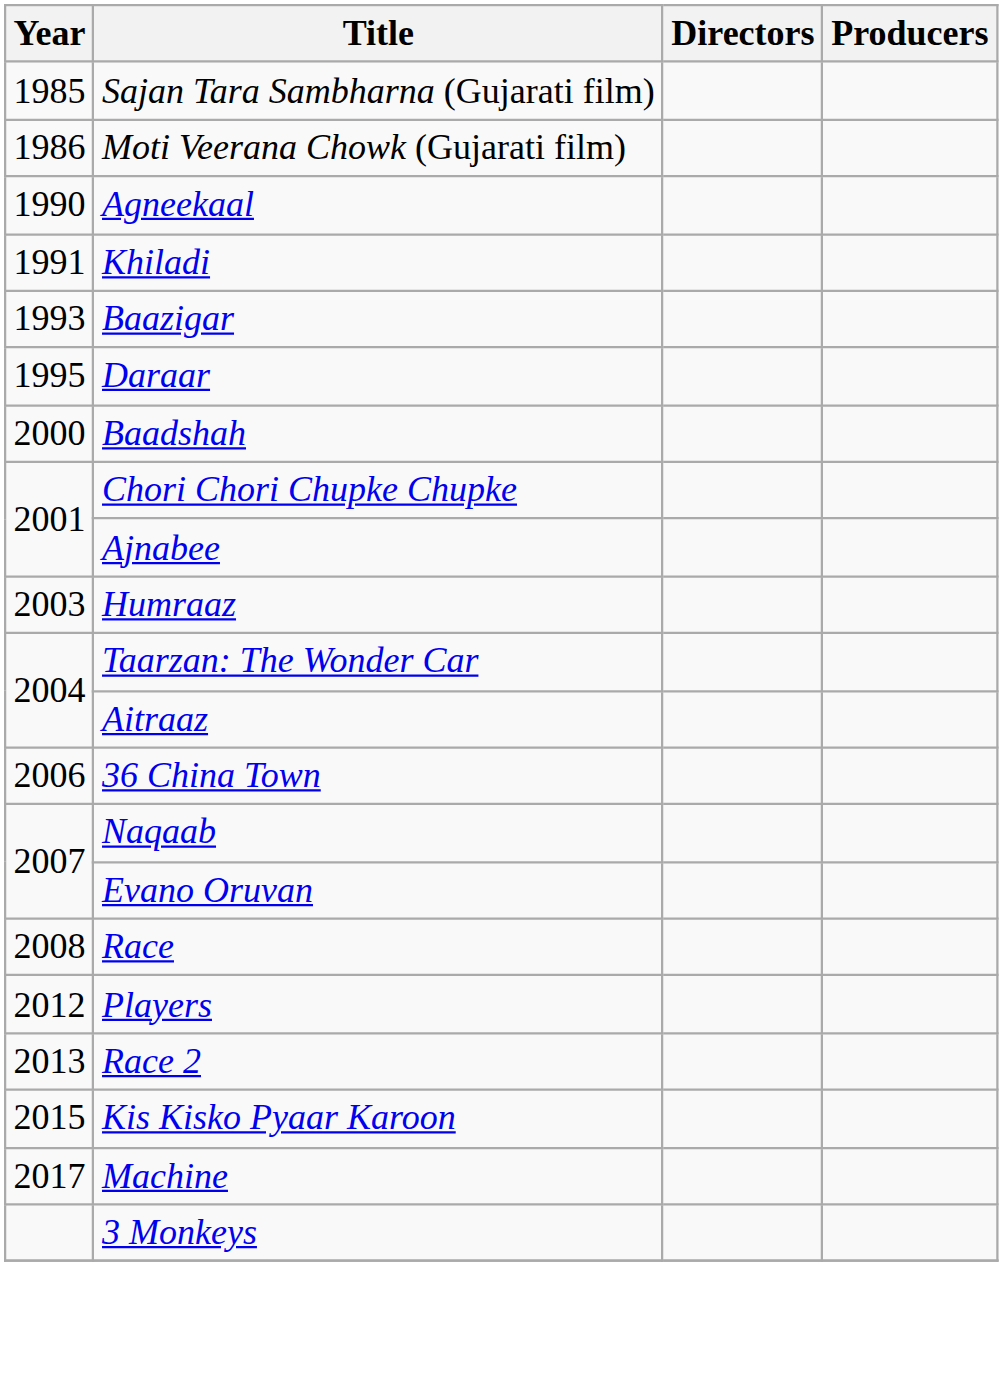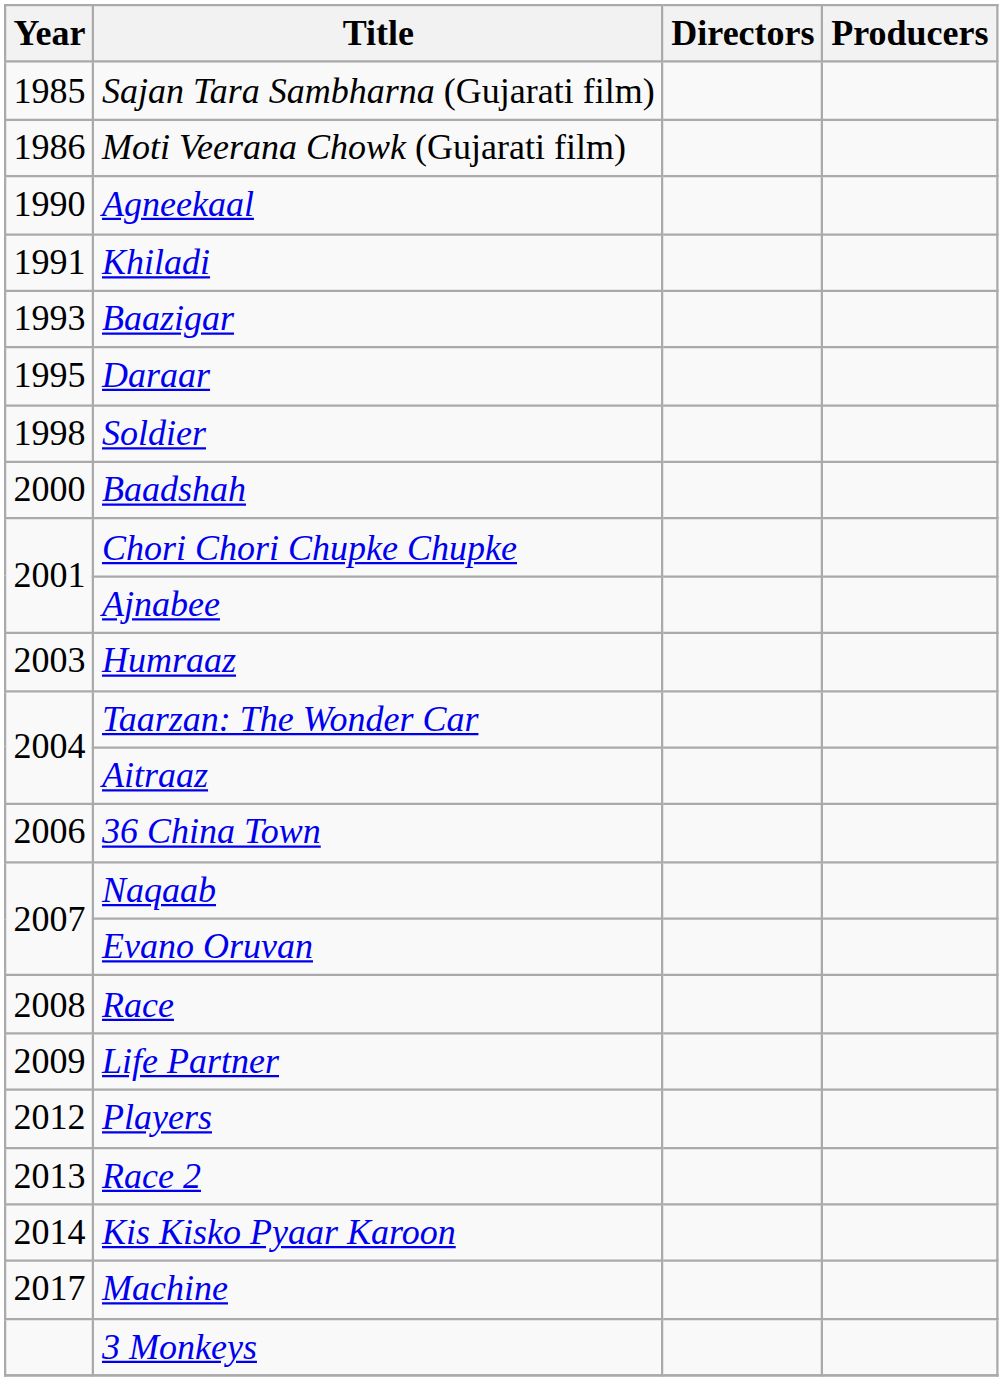+ row: (154, 432)
+ row: (191, 1060)
(49, 1117) 2015 -> (49, 1232) 2014
